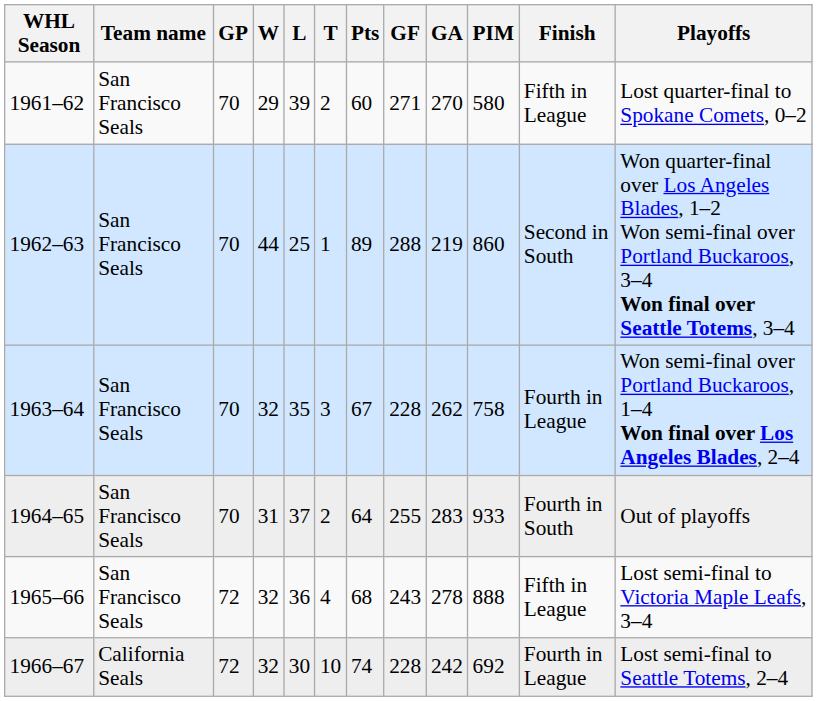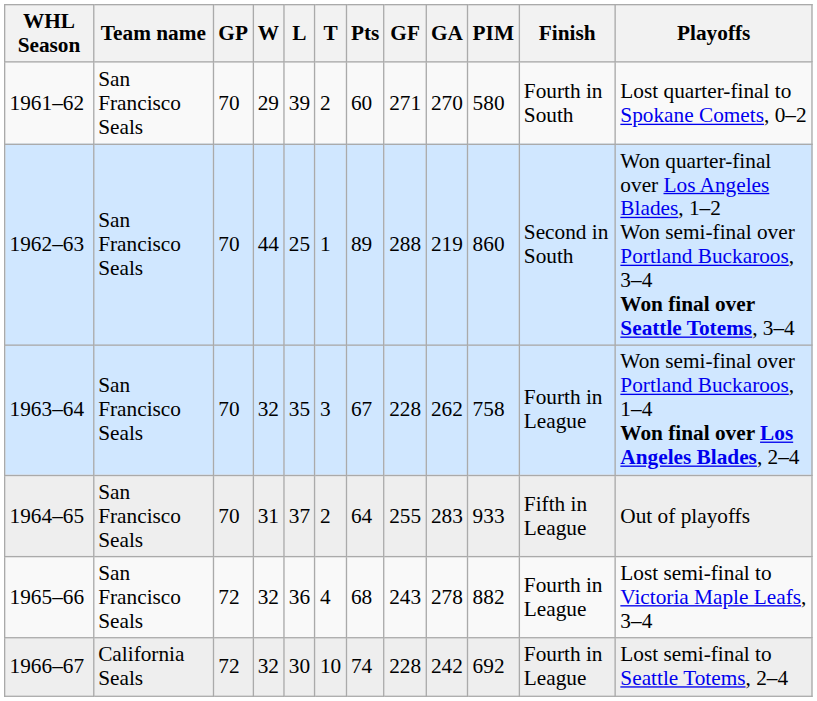(555, 103) Fifth in League -> (563, 103) Fourth in South
(563, 515) Fourth in South -> (555, 515) Fifth in League
(489, 597) 888 -> (489, 597) 882
(555, 597) Fifth in League -> (563, 597) Fourth in League
